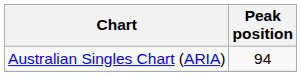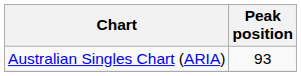(263, 58) 94 -> (263, 58) 93
